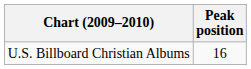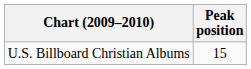(220, 53) 16 -> (220, 53) 15
